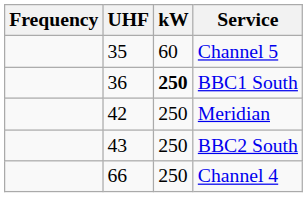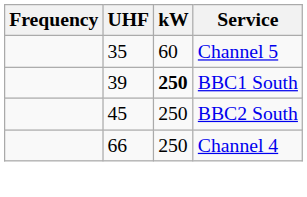(117, 82) 36 -> (117, 82) 39
- row: (234, 113)
(117, 144) 43 -> (117, 113) 45
